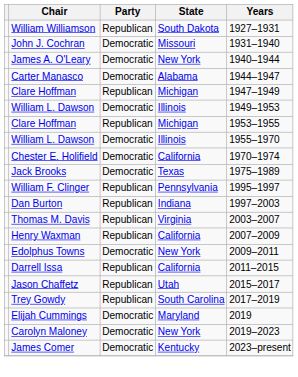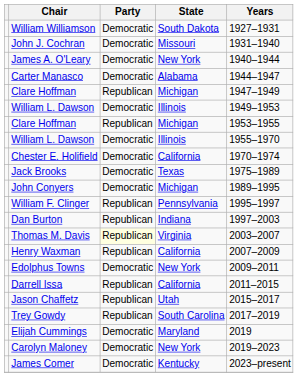(127, 28) Republican -> (128, 28) Democratic
+ row: (42, 188)
(127, 220) no background -> (127, 236) lightyellow background
